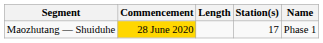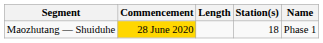(274, 29) 17 -> (274, 29) 18
